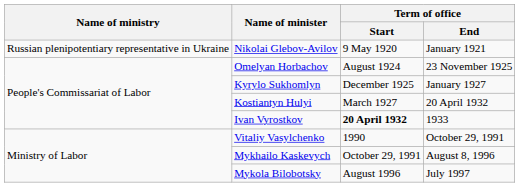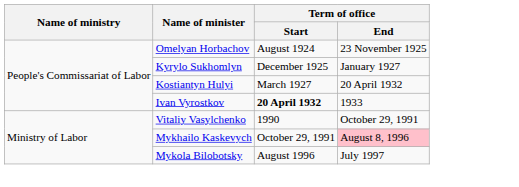- row: (286, 48)
(460, 155) no background -> (375, 137) pink background
